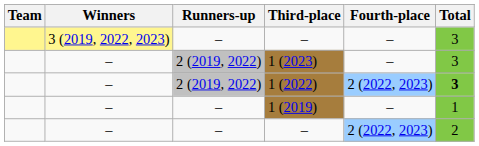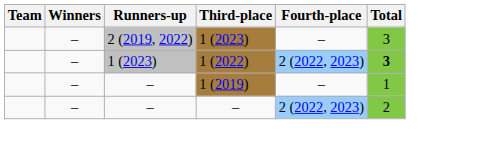- row: (109, 38)
(219, 84) 2 (2019, 2022) -> (132, 61) 1 (2023)
